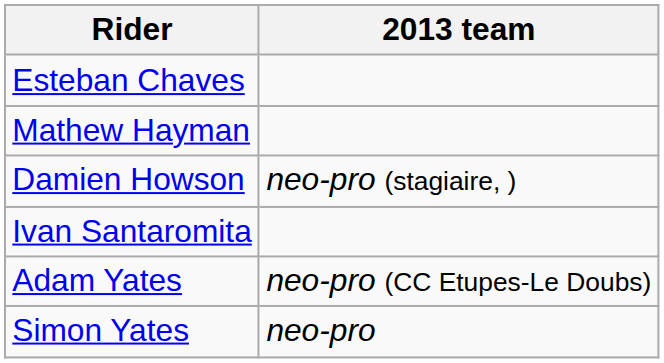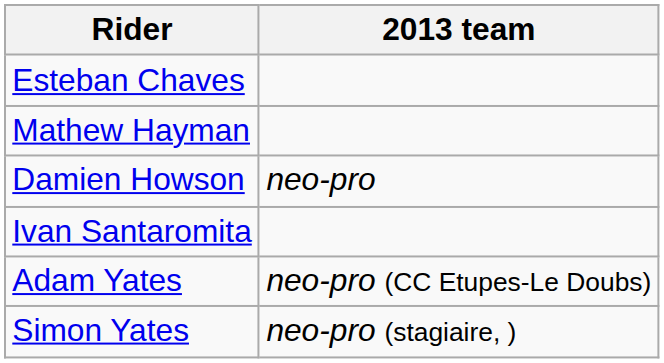(391, 180) neo-pro (stagiaire, ) -> (321, 180) neo-pro
(321, 331) neo-pro -> (391, 331) neo-pro (stagiaire, )
